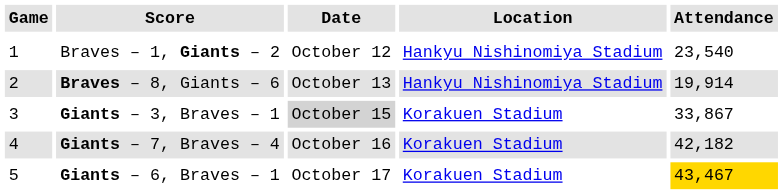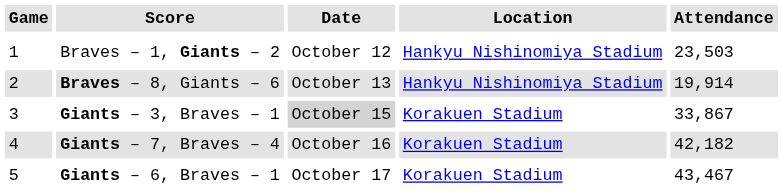(704, 53) 23,540 -> (704, 53) 23,503
(704, 176) gold background -> (704, 176) no background
